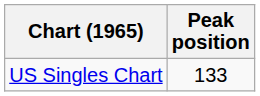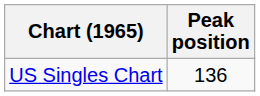(211, 74) 133 -> (211, 74) 136
